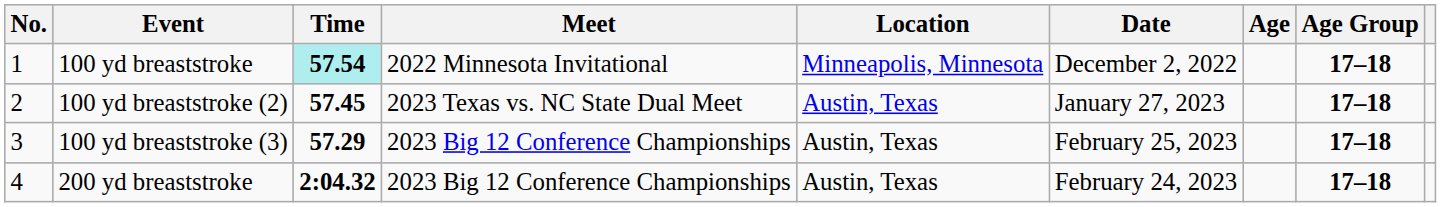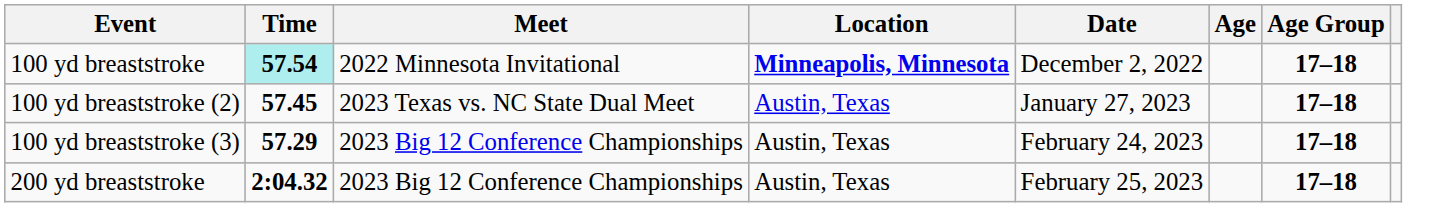- column: (29, 24)
(923, 63) normal -> (882, 63) bold
(1146, 142) February 25, 2023 -> (1112, 142) February 24, 2023
(1146, 181) February 24, 2023 -> (1112, 181) February 25, 2023
